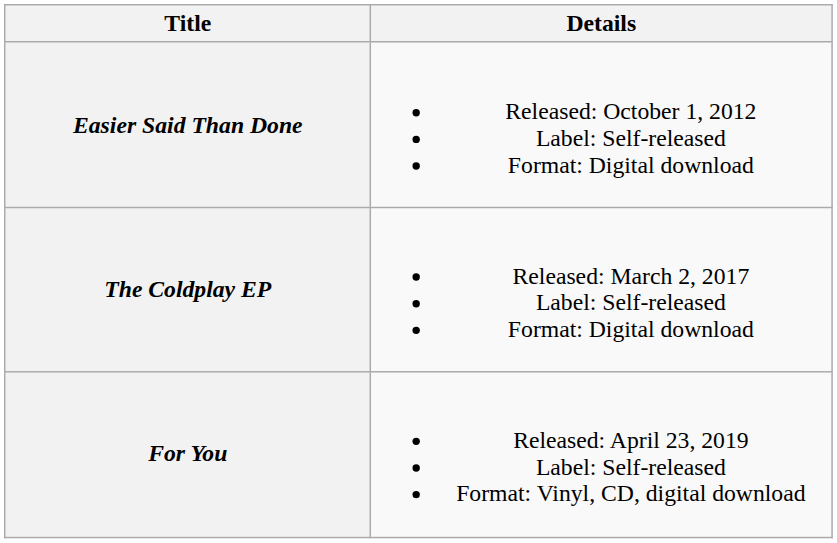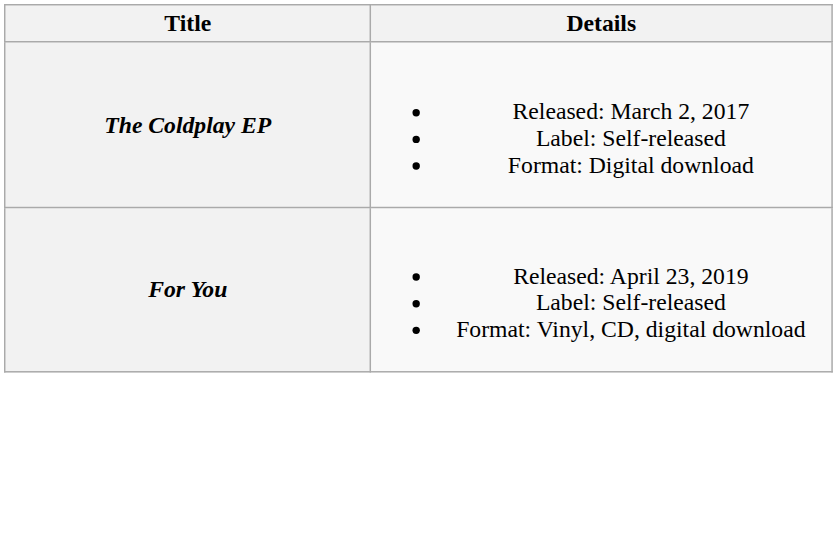- row: (188, 124)
